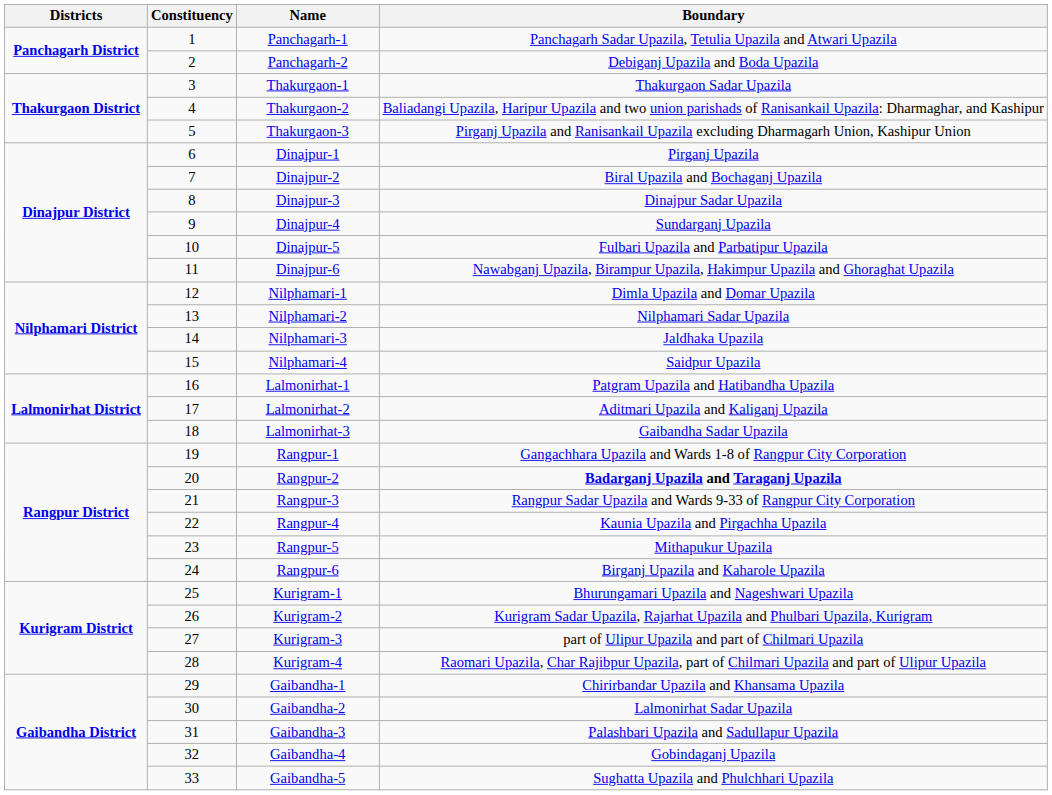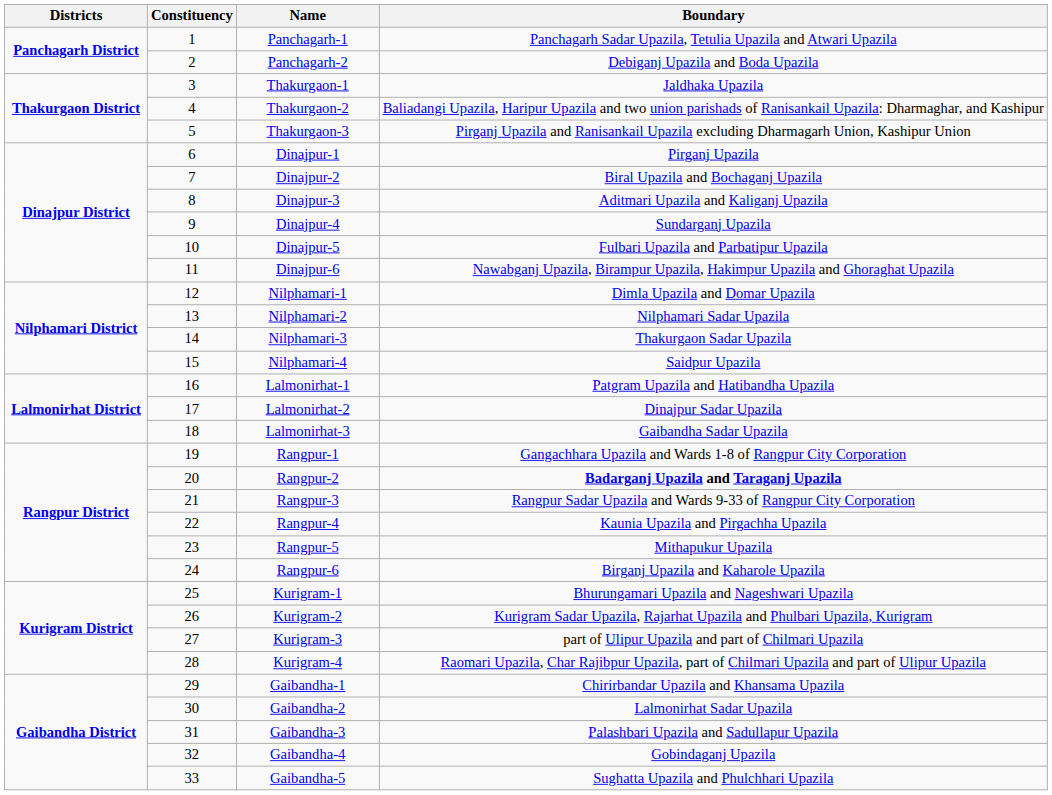(713, 85) Thakurgaon Sadar Upazila -> (713, 85) Jaldhaka Upazila
(713, 200) Dinajpur Sadar Upazila -> (713, 200) Aditmari Upazila and Kaliganj Upazila
(713, 339) Jaldhaka Upazila -> (713, 339) Thakurgaon Sadar Upazila
(713, 408) Aditmari Upazila and Kaliganj Upazila -> (713, 408) Dinajpur Sadar Upazila
